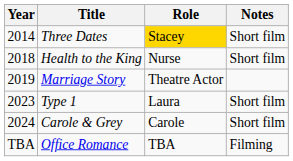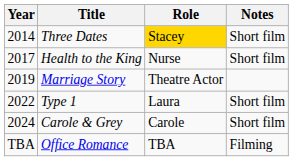(21, 58) 2018 -> (21, 58) 2017
(21, 101) 2023 -> (21, 101) 2022
